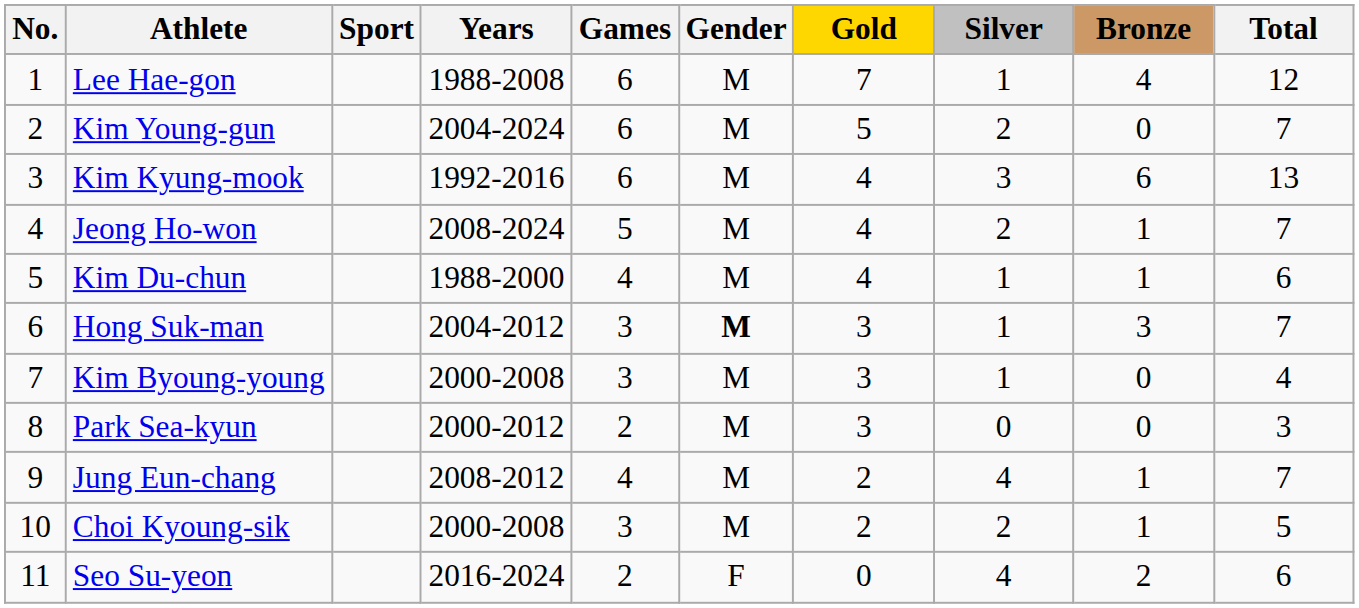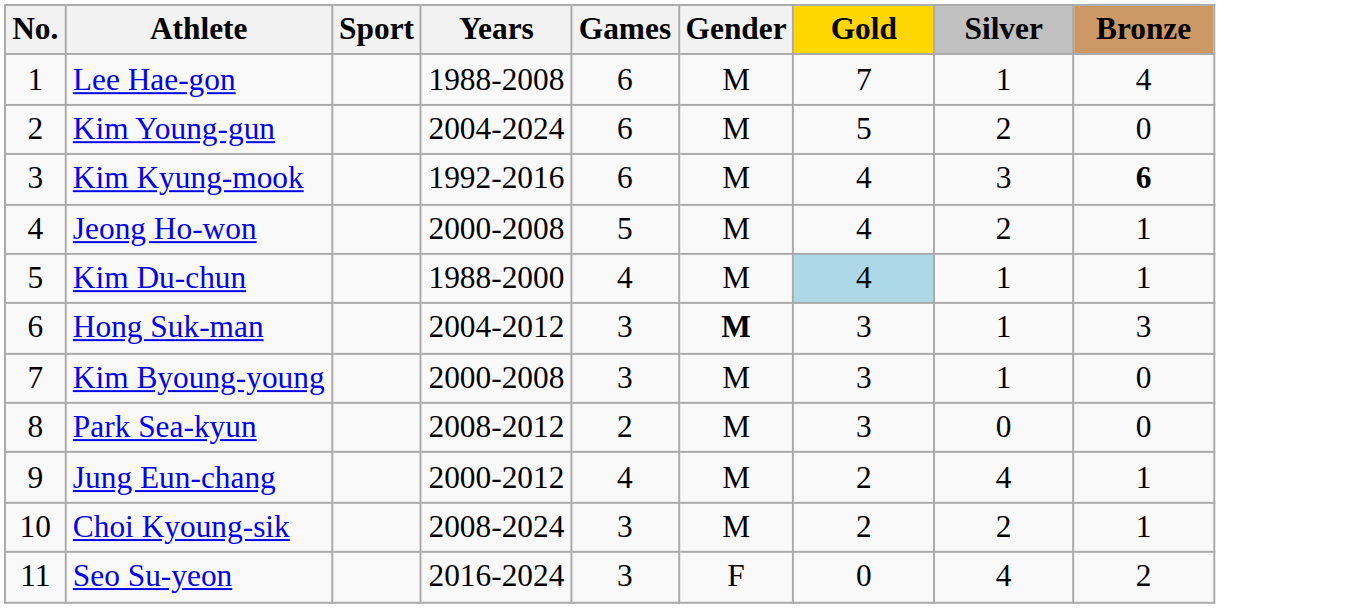- column: (1283, 29)
(1144, 178) normal -> (1144, 178) bold
(496, 228) 2008-2024 -> (496, 228) 2000-2008
(864, 278) no background -> (864, 278) lightblue background
(496, 427) 2000-2012 -> (496, 427) 2008-2012
(496, 476) 2008-2012 -> (496, 476) 2000-2012
(496, 526) 2000-2008 -> (496, 526) 2008-2024
(625, 576) 2 -> (625, 576) 3
